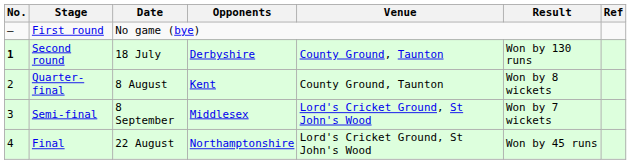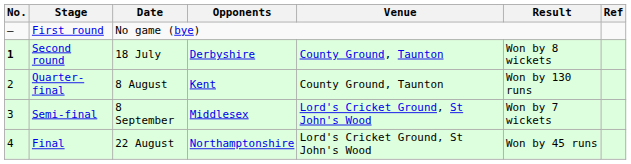(539, 55) Won by 130 runs -> (532, 55) Won by 8 wickets
(532, 85) Won by 8 wickets -> (539, 85) Won by 130 runs
